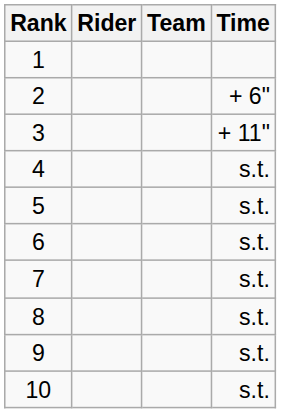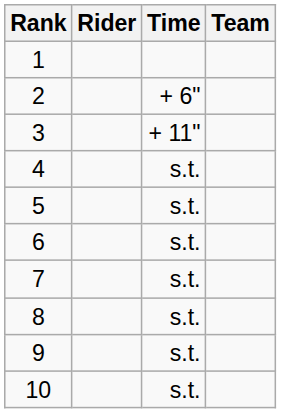columns swapped: (176, 23) <-> (243, 23)
